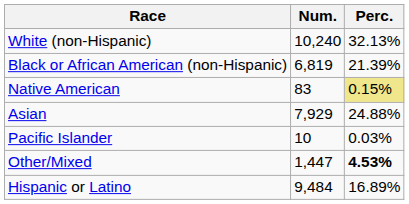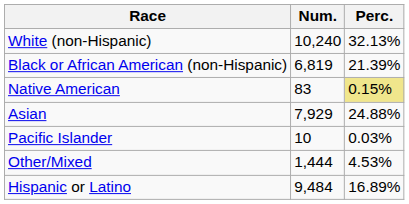(313, 162) 1,447 -> (313, 162) 1,444
(370, 162) bold -> (370, 162) normal
